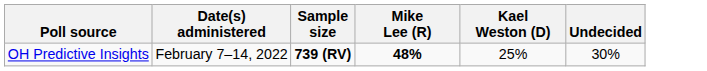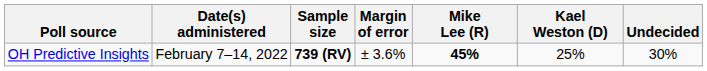+ column: (383, 24)
(407, 55) 48% -> (465, 55) 45%
